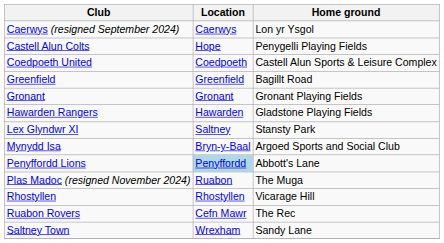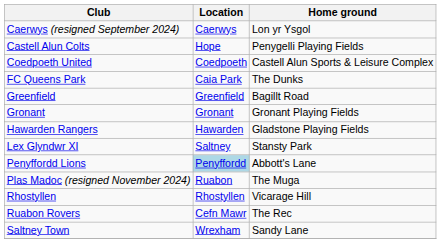+ row: (46, 79)
- row: (34, 146)
